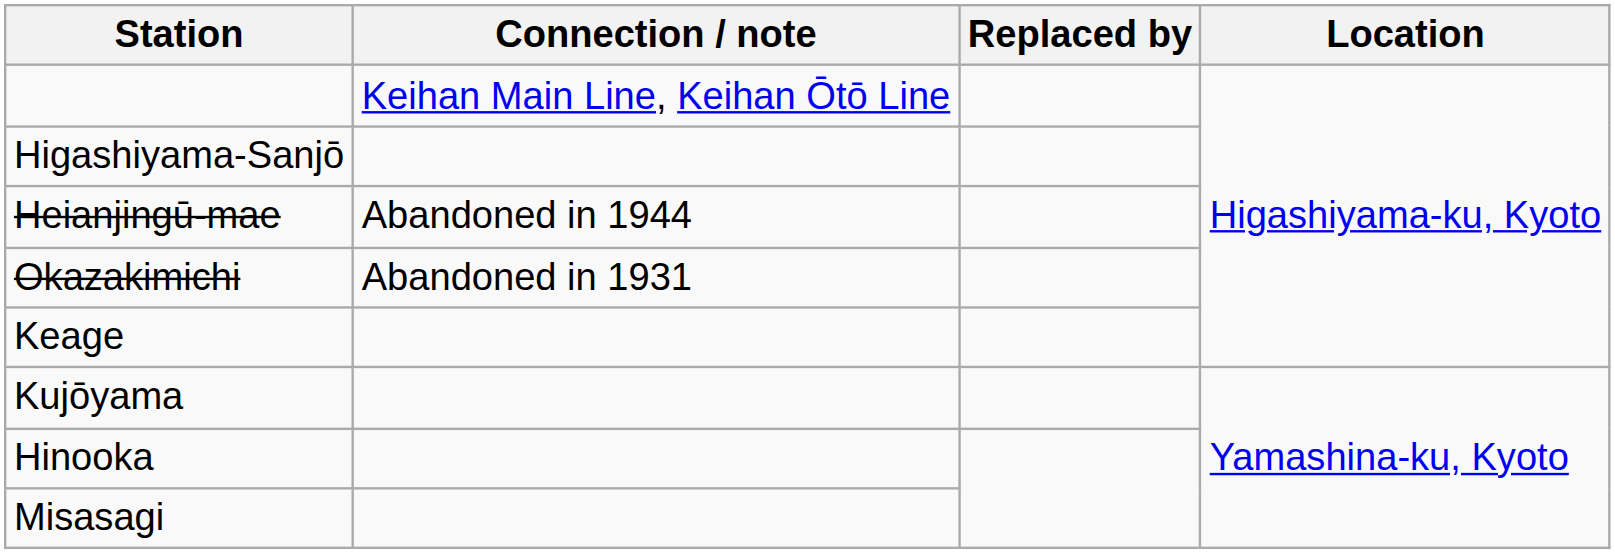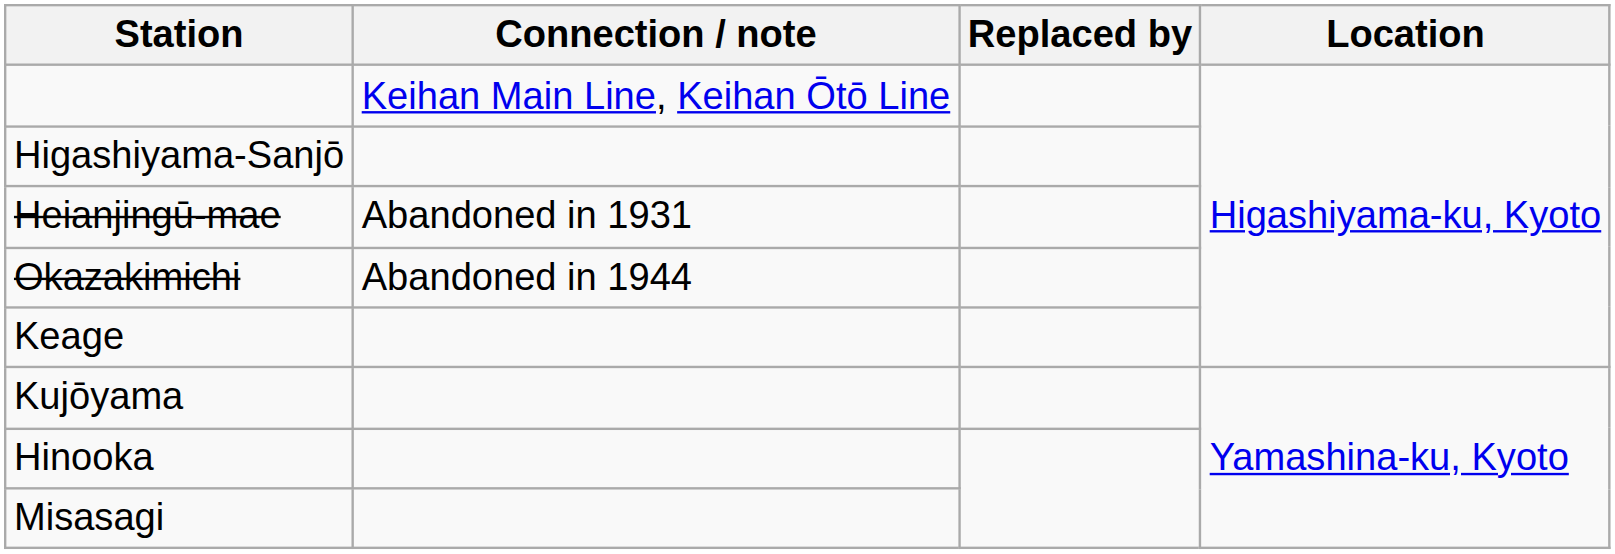(527, 215) Abandoned in 1944 -> (527, 215) Abandoned in 1931
(527, 276) Abandoned in 1931 -> (527, 276) Abandoned in 1944
